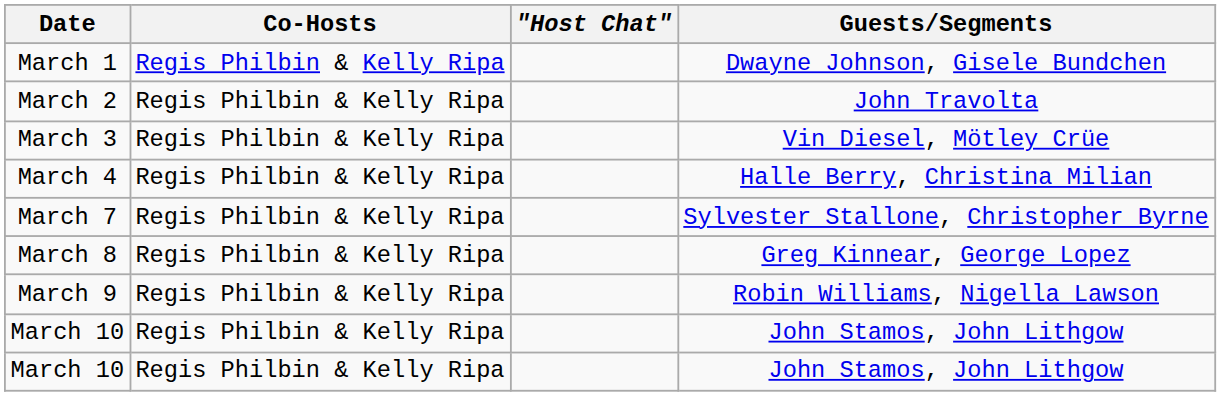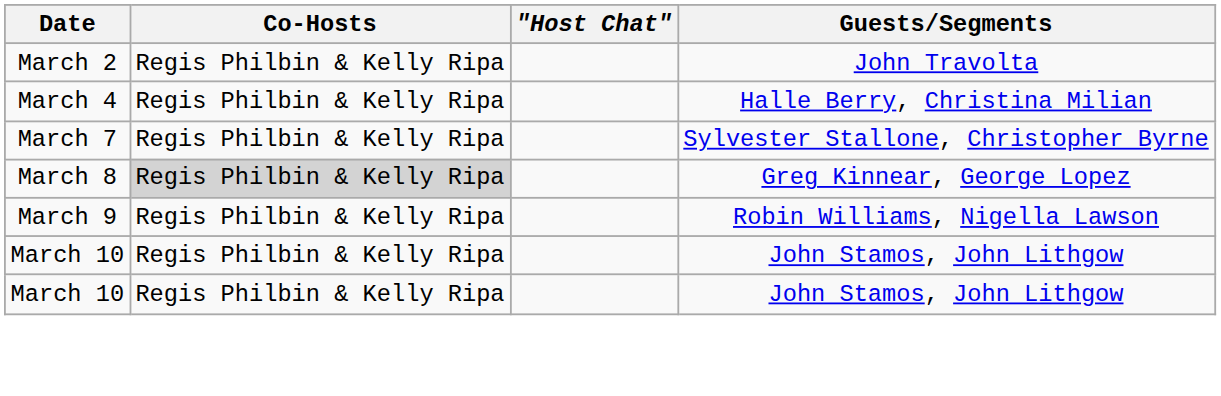- row: (67, 63)
- row: (67, 140)
(320, 256) no background -> (320, 178) lightgrey background
